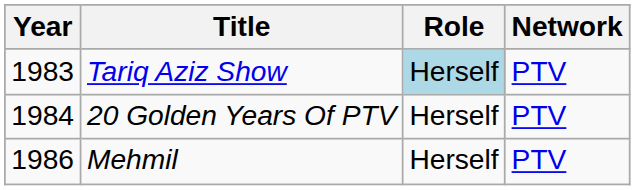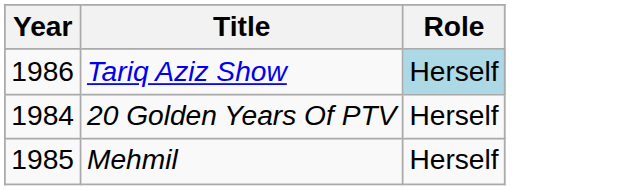- column: (567, 26)
(43, 71) 1983 -> (43, 71) 1986
(43, 160) 1986 -> (43, 160) 1985
